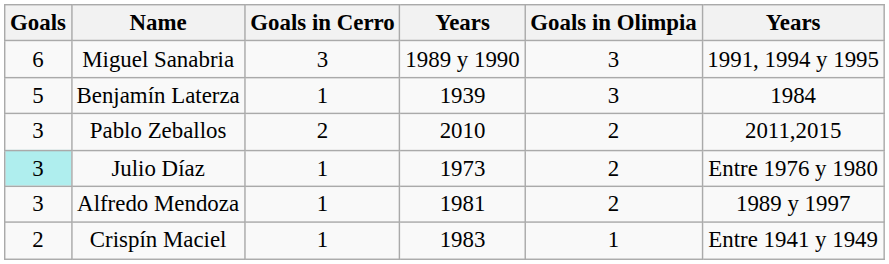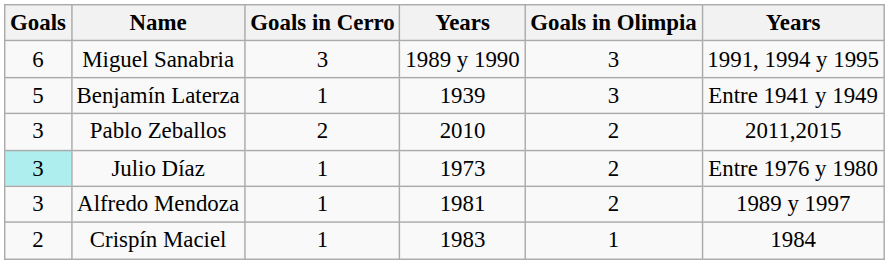(793, 95) 1984 -> (793, 95) Entre 1941 y 1949
(793, 240) Entre 1941 y 1949 -> (793, 240) 1984
